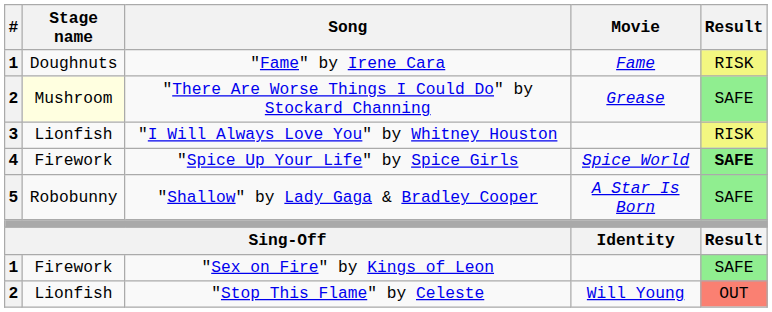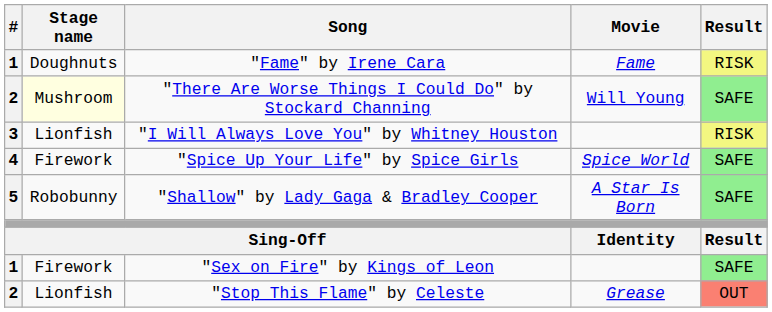(636, 99) Grease -> (636, 99) Will Young
(734, 161) bold -> (734, 161) normal
(636, 294) Will Young -> (636, 294) Grease
